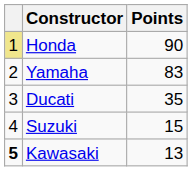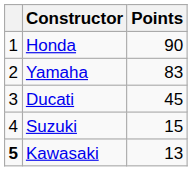(13, 45) khaki background -> (13, 45) no background
(174, 99) 35 -> (174, 99) 45
